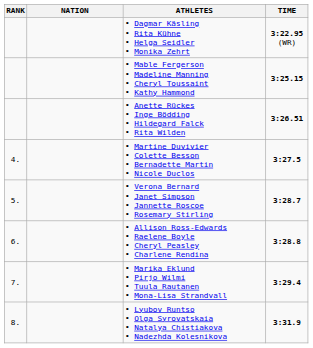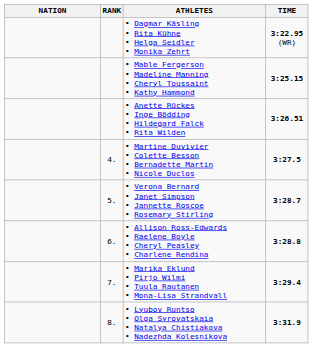columns swapped: (15, 11) <-> (75, 11)
